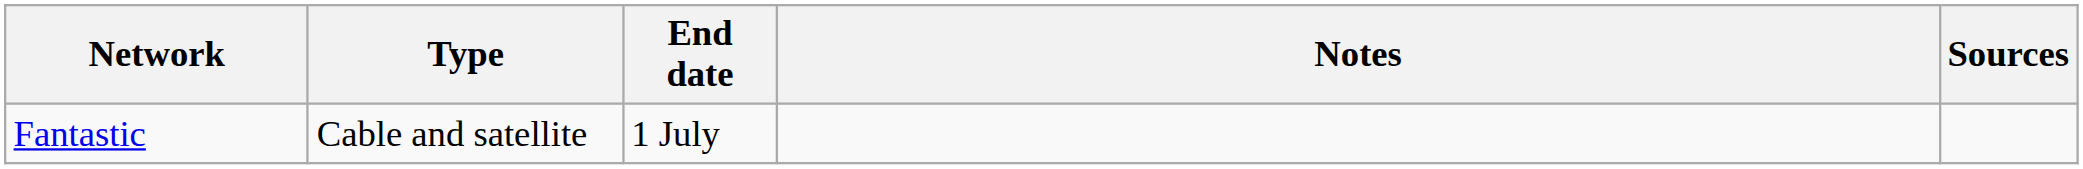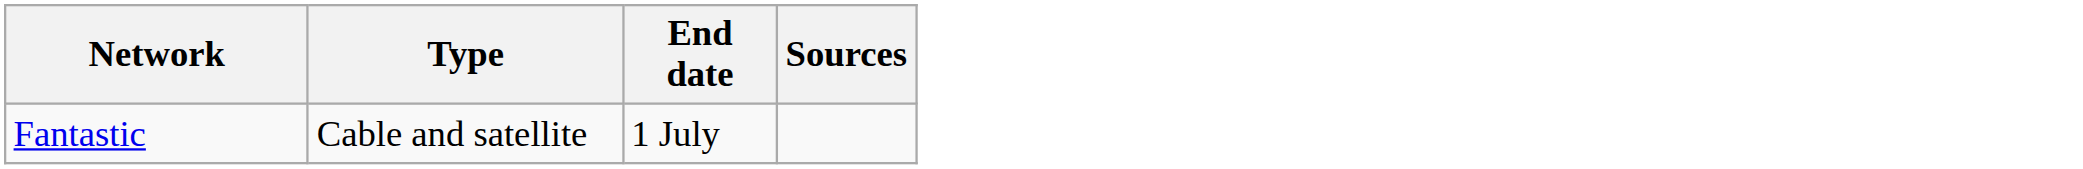- column: (1358, 54)
